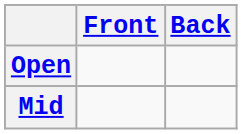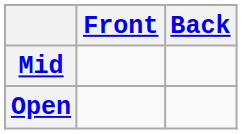rows swapped: (41, 107) <-> (41, 66)
